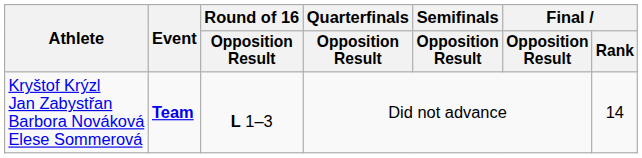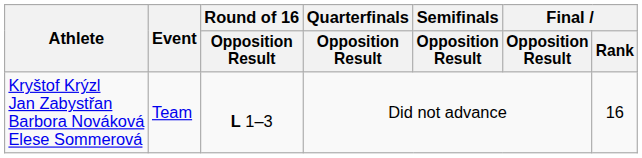(173, 113) bold -> (172, 113) normal
(615, 113) 14 -> (615, 113) 16
